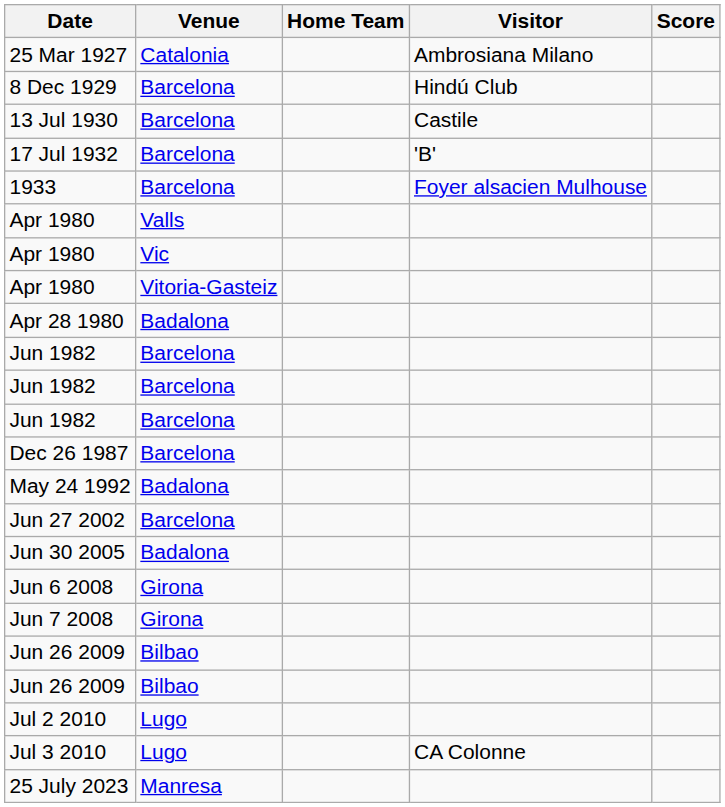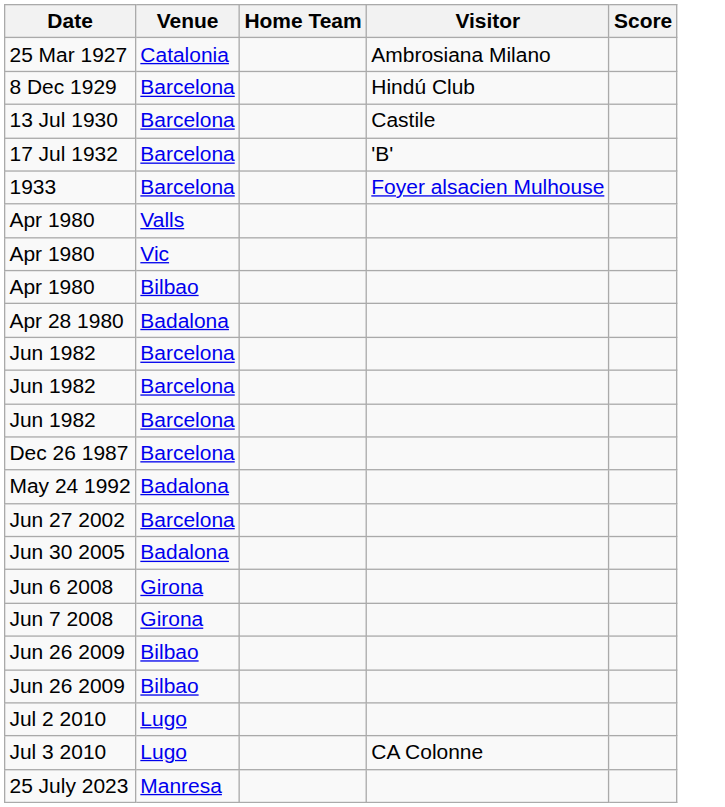- row: (52, 287)
+ row: (52, 287)
